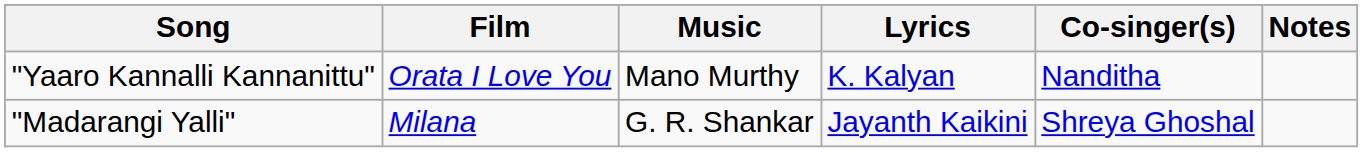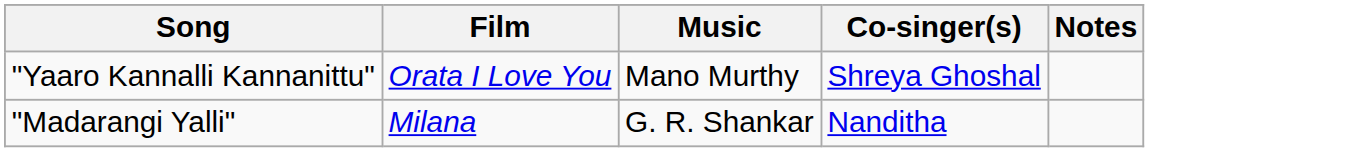- column: (927, 28)
(1101, 75) Nanditha -> (934, 75) Shreya Ghoshal
(1148, 122) Shreya Ghoshal -> (887, 122) Nanditha
